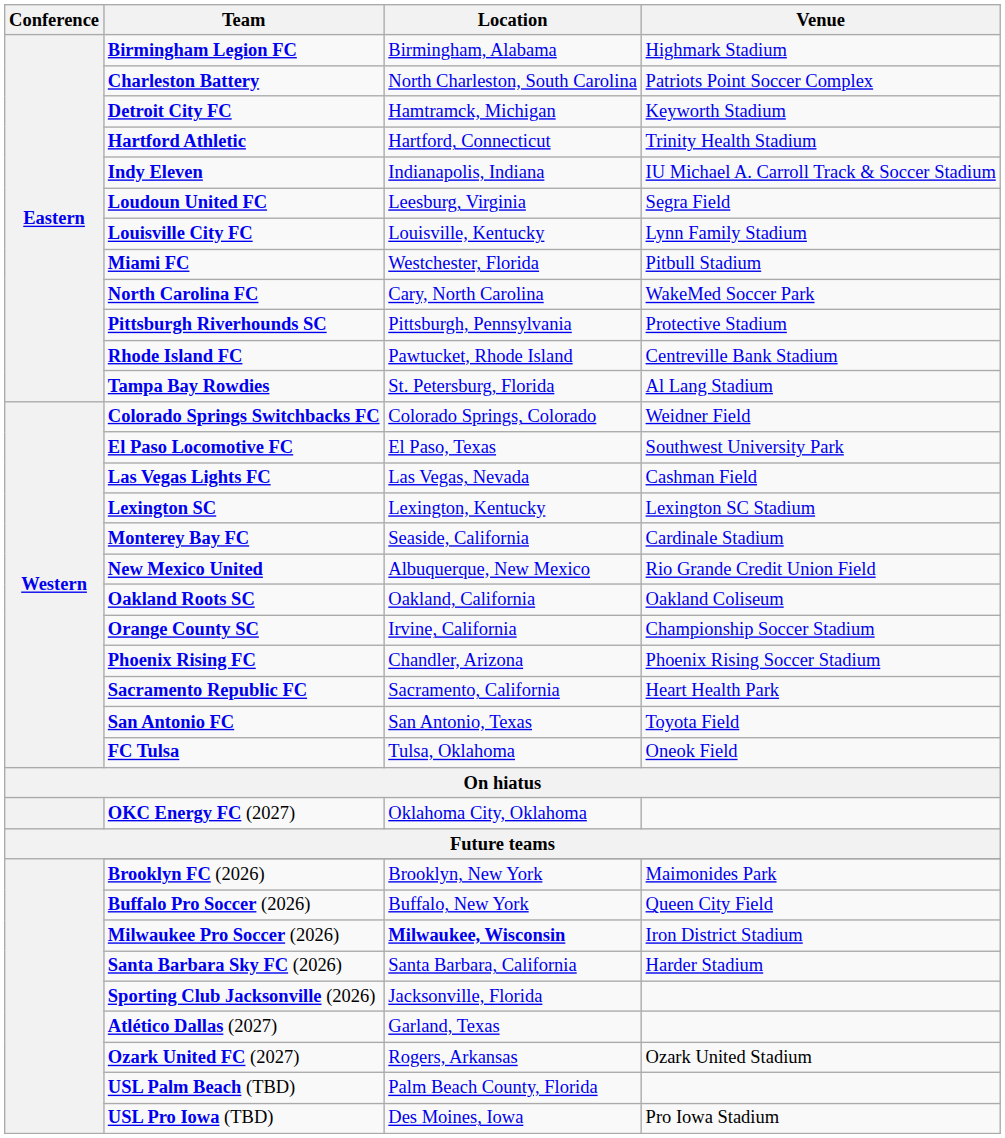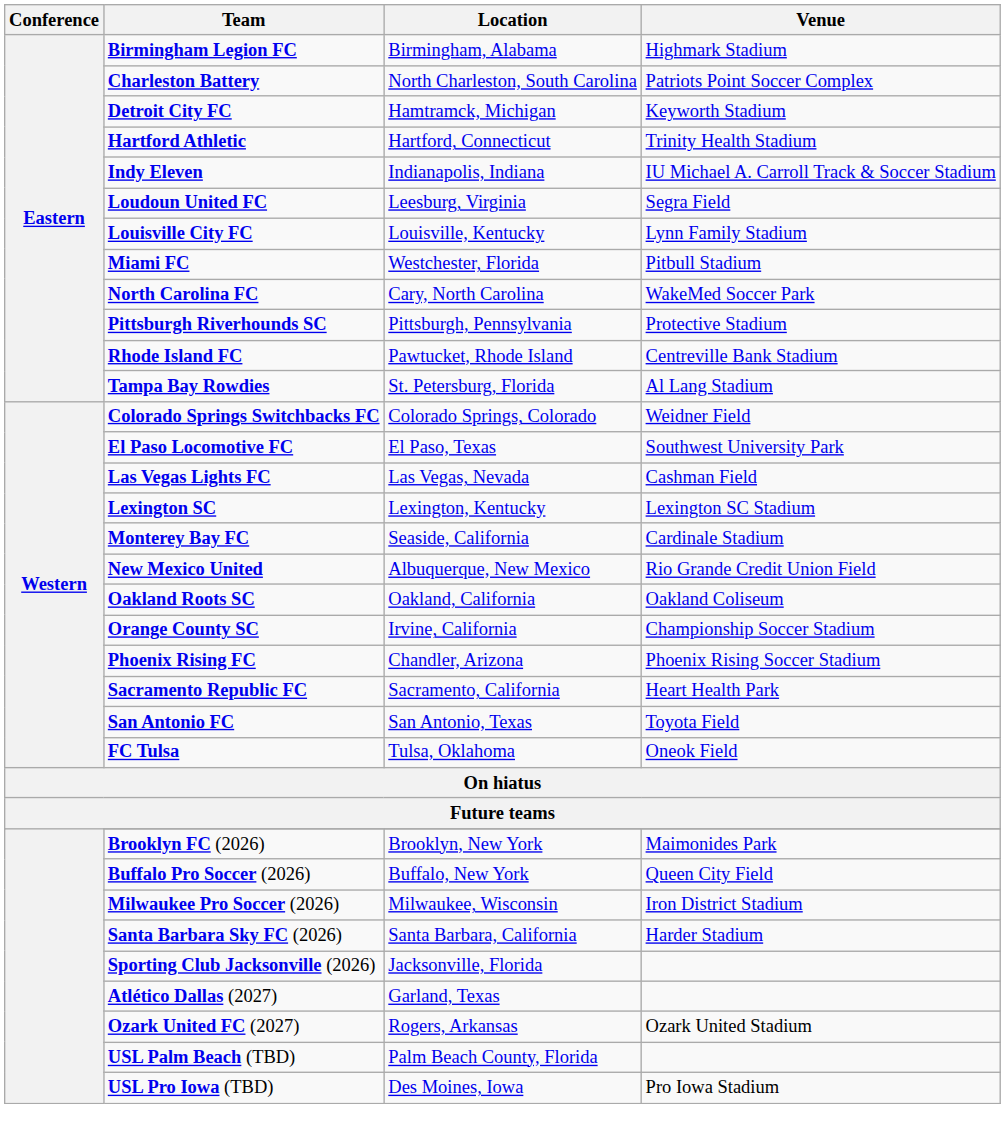- row: (202, 812)
(477, 934) bold -> (473, 904) normal
